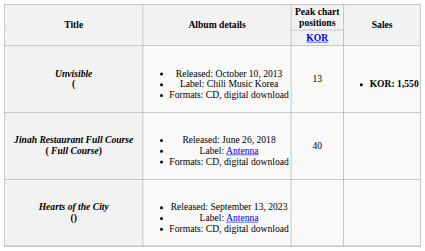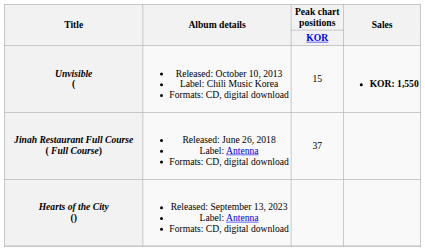(317, 79) 13 -> (317, 79) 15
(317, 145) 40 -> (317, 145) 37
